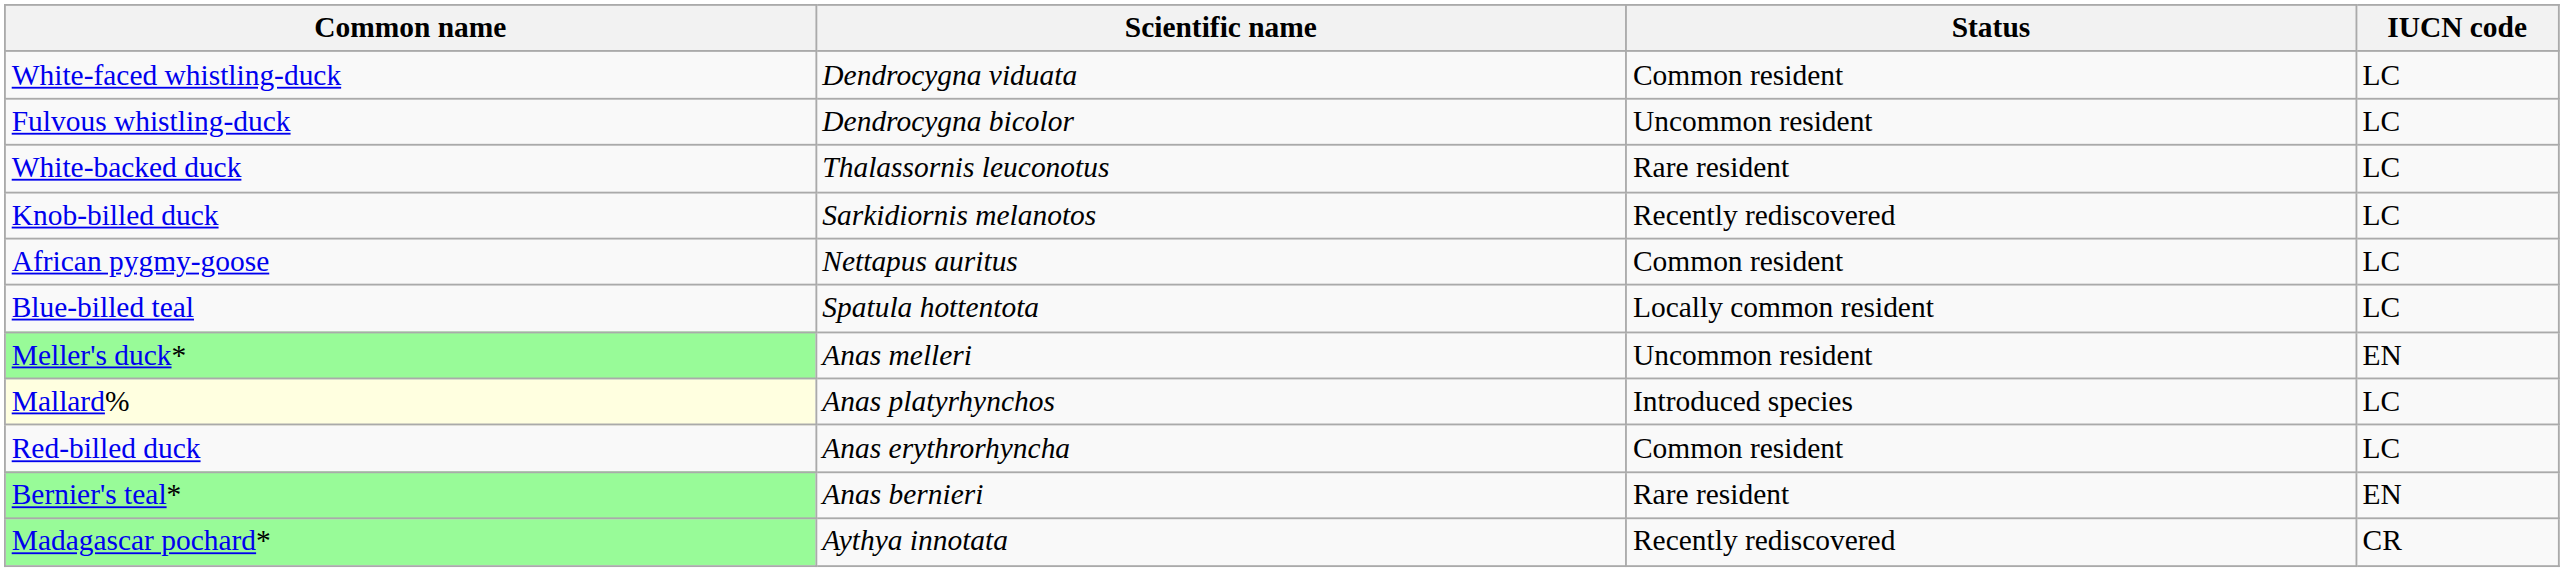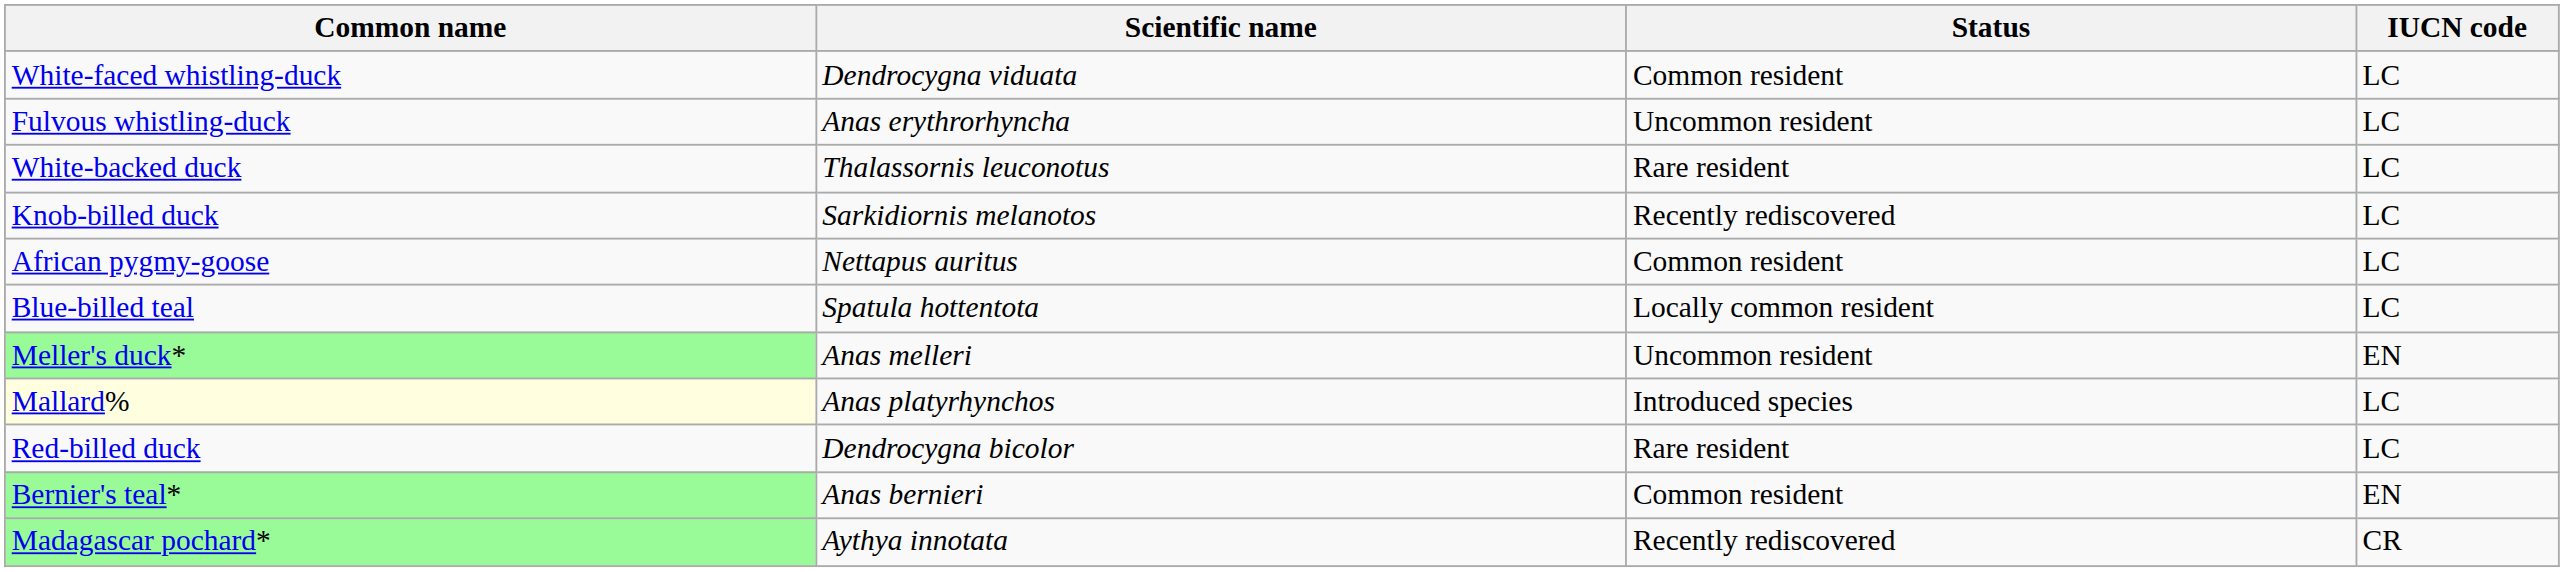(948, 121) Dendrocygna bicolor -> (946, 121) Anas erythrorhyncha
(946, 448) Anas erythrorhyncha -> (948, 448) Dendrocygna bicolor
(1738, 448) Common resident -> (1711, 448) Rare resident
(1711, 494) Rare resident -> (1738, 494) Common resident
